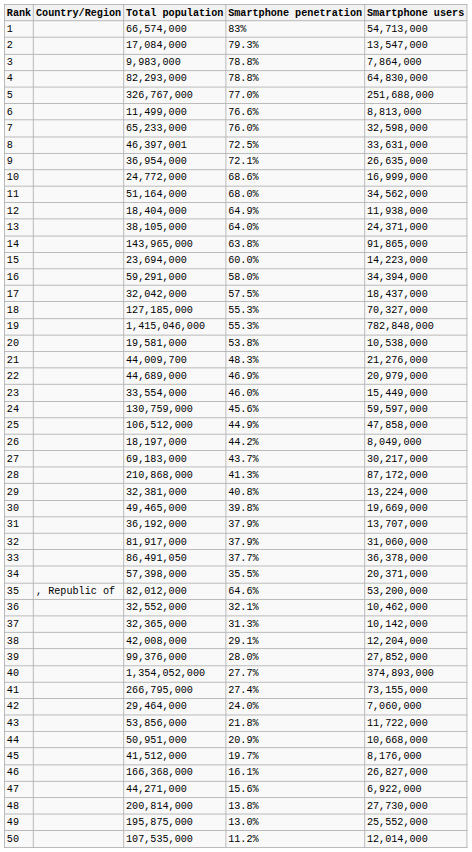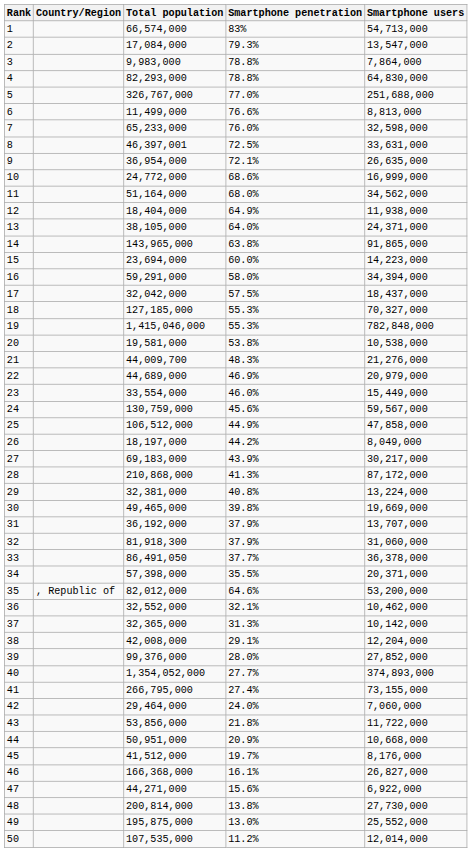(397, 409) 59,597,000 -> (397, 409) 59,567,000
(243, 459) 43.7% -> (243, 459) 43.9%
(156, 541) 81,917,000 -> (156, 541) 81,918,300
